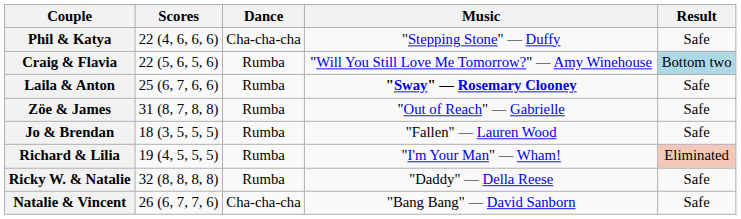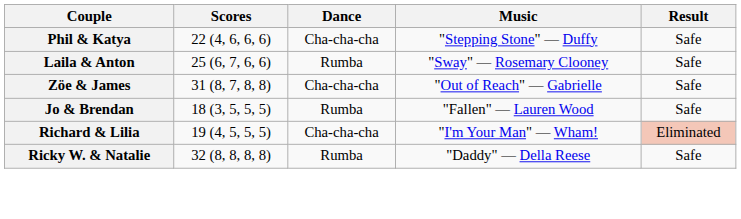- row: (70, 62)
(481, 86) bold -> (518, 62) normal
(264, 109) Rumba -> (342, 86) Cha-cha-cha
(264, 156) Rumba -> (342, 132) Cha-cha-cha
- row: (70, 202)
